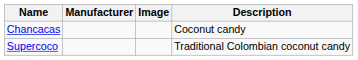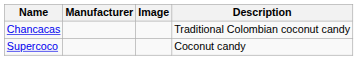(210, 30) Coconut candy -> (262, 30) Traditional Colombian coconut candy
(262, 47) Traditional Colombian coconut candy -> (210, 47) Coconut candy
